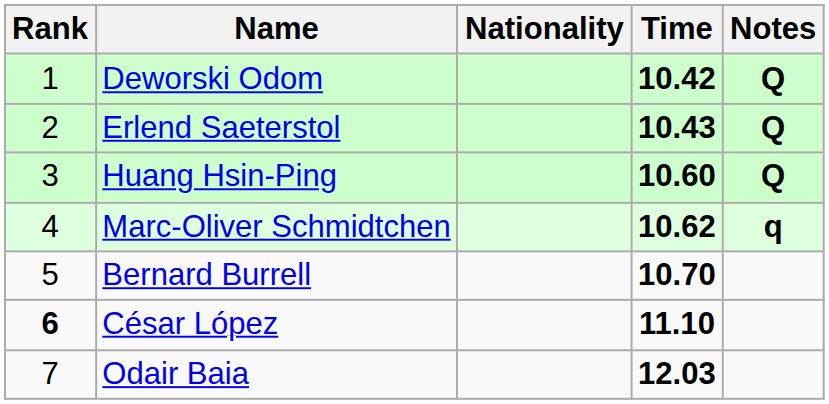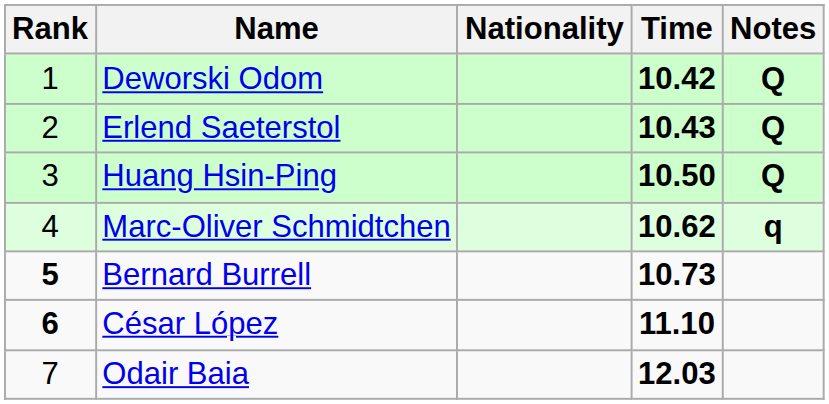(677, 176) 10.60 -> (677, 176) 10.50
(50, 275) normal -> (50, 275) bold
(677, 275) 10.70 -> (677, 275) 10.73
